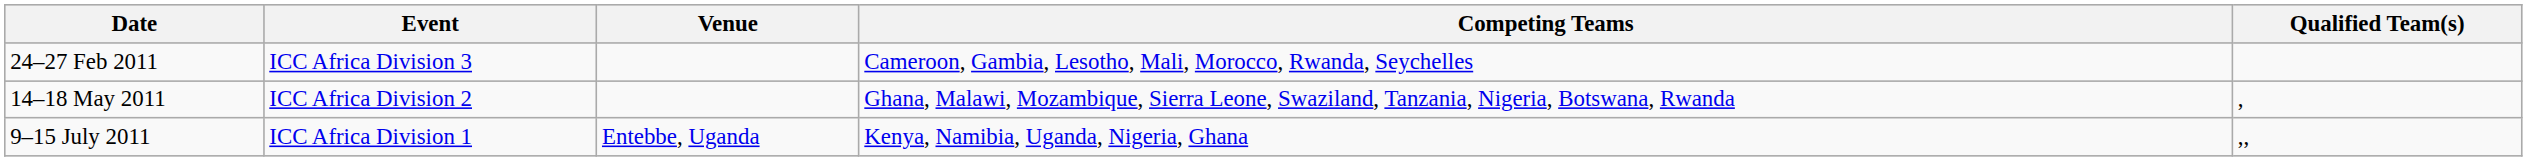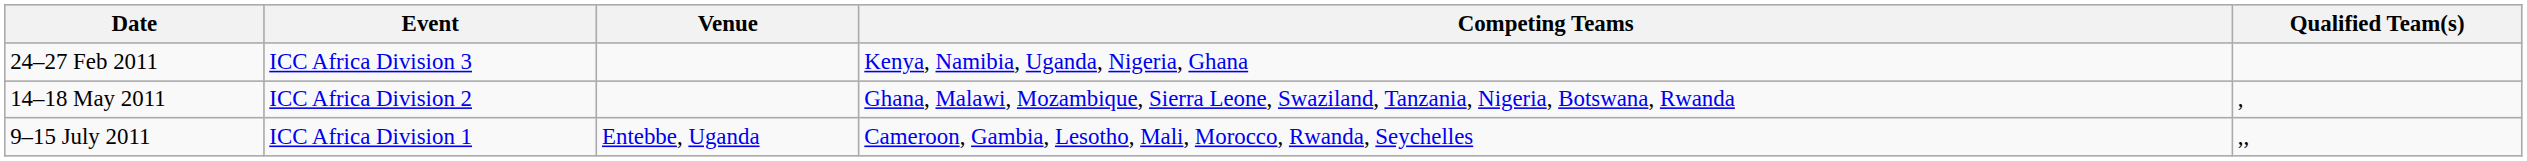(1169, 61) Cameroon, Gambia, Lesotho, Mali, Morocco, Rwanda, Seychelles -> (1056, 61) Kenya, Namibia, Uganda, Nigeria, Ghana
(1056, 137) Kenya, Namibia, Uganda, Nigeria, Ghana -> (1169, 137) Cameroon, Gambia, Lesotho, Mali, Morocco, Rwanda, Seychelles
